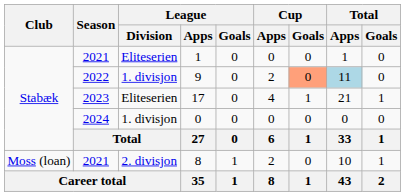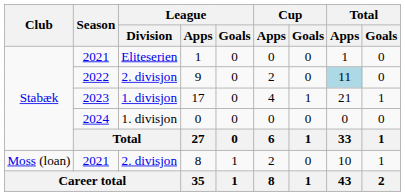(149, 77) 1. divisjon -> (149, 77) 2. divisjon
(308, 77) lightsalmon background -> (308, 77) no background
(149, 98) Eliteserien -> (149, 98) 1. divisjon
